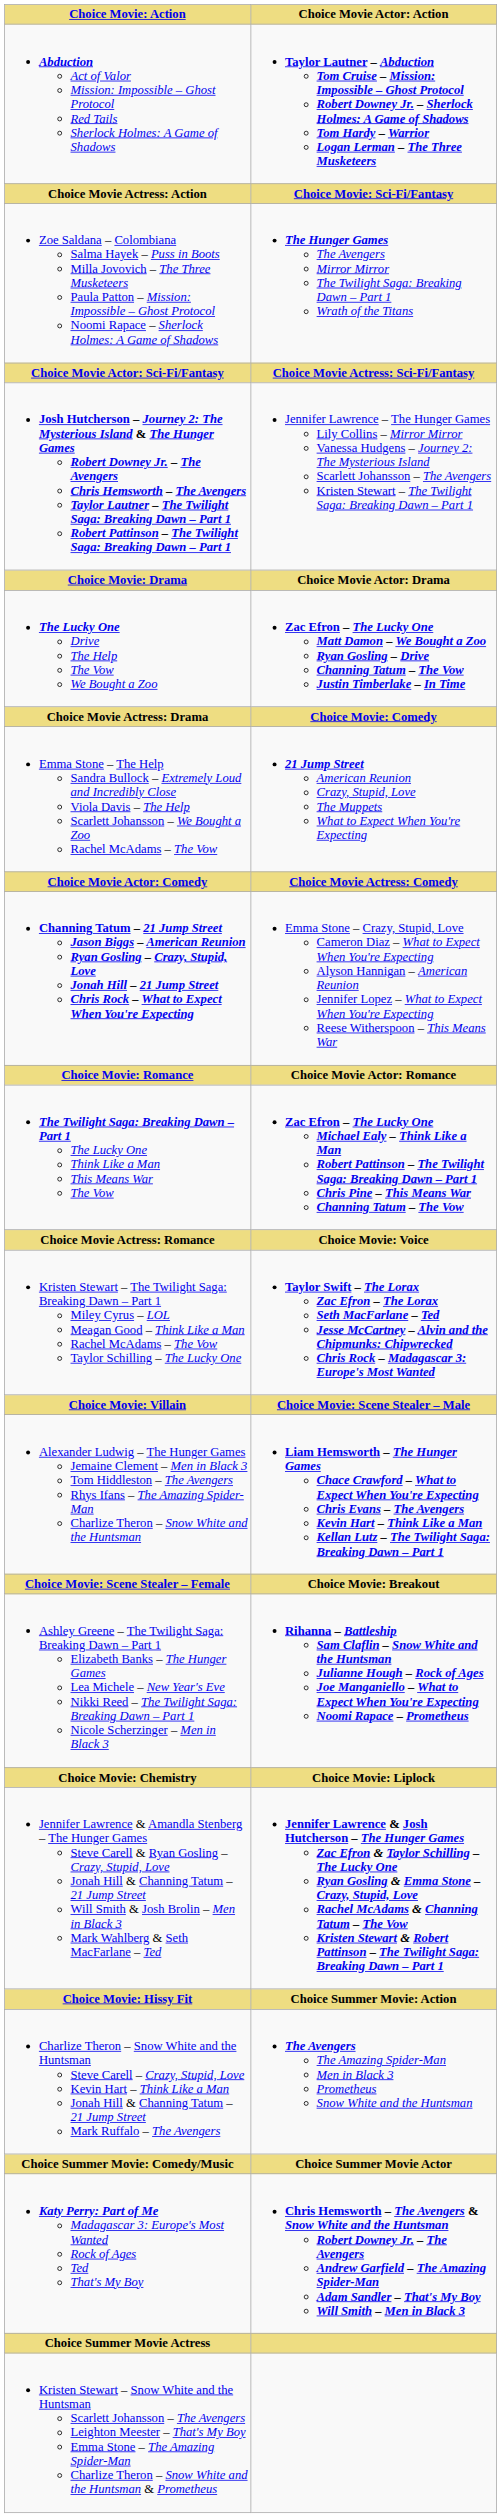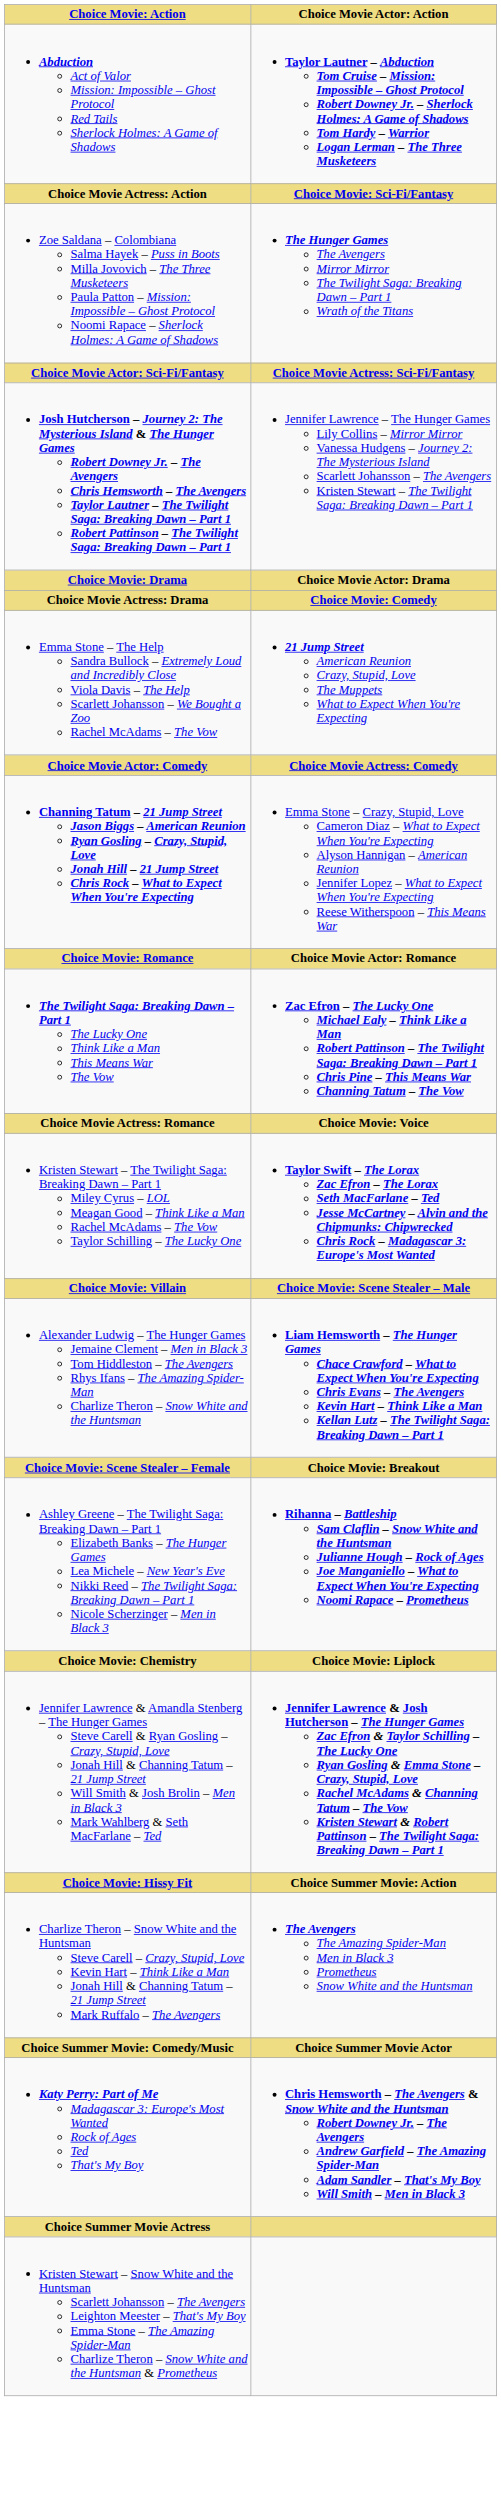- row: (127, 656)
